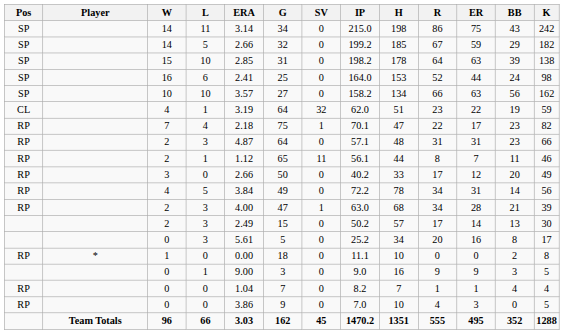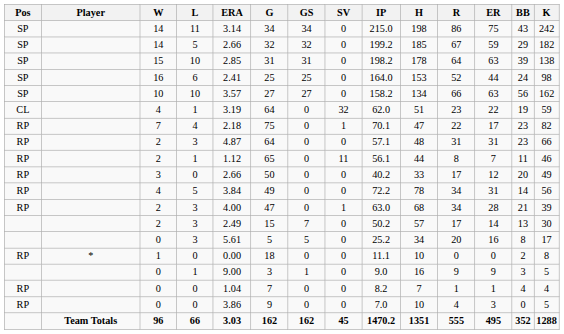+ column: (307, 12)
